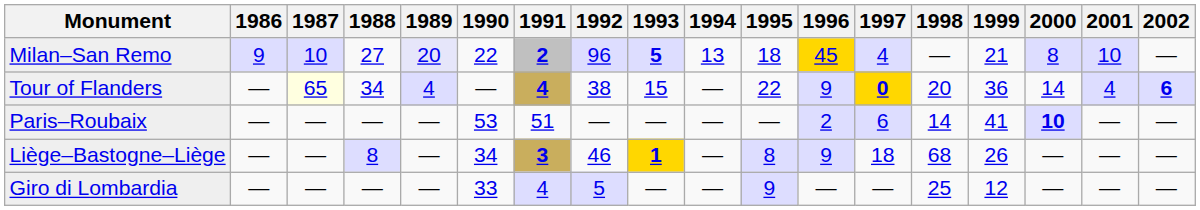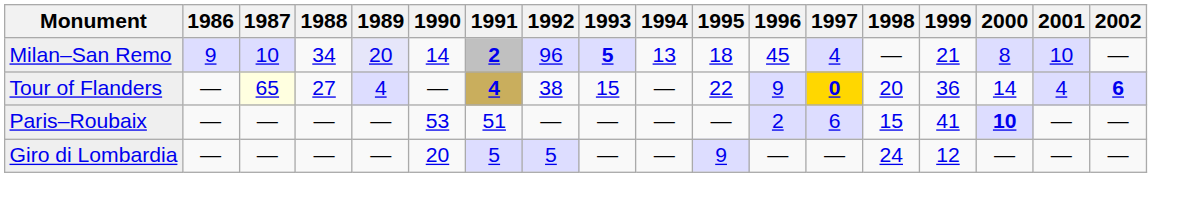(372, 54) 27 -> (324, 54) 34
(486, 54) 22 -> (437, 54) 14
(826, 54) gold background -> (778, 54) no background
(372, 88) 34 -> (324, 88) 27
(939, 121) 14 -> (891, 121) 15
- row: (118, 155)
(486, 188) 33 -> (437, 155) 20
(542, 188) 4 -> (494, 155) 5
(939, 188) 25 -> (891, 155) 24
